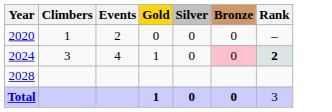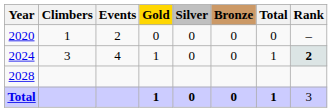+ column: (273, 14)
(234, 55) pink background -> (234, 55) no background
